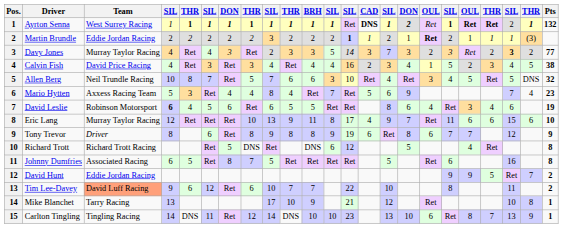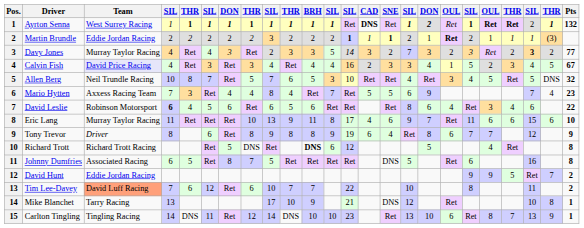+ column: (390, 10)
(118, 65) no background -> (118, 65) lavender background
(550, 65) 38 -> (571, 65) 67
(313, 79) 6 -> (313, 79) 5
(170, 93) 5 -> (170, 93) 7
(313, 106) 5 -> (313, 106) 6
(550, 106) 19 -> (571, 106) 22
(170, 120) 12 -> (170, 120) 11
(313, 147) normal -> (313, 147) bold
(170, 188) 9 -> (170, 188) 7
